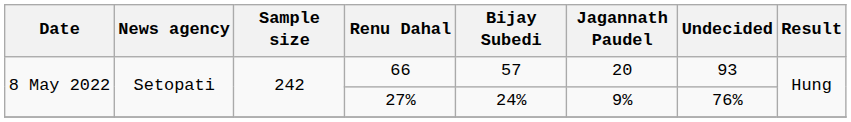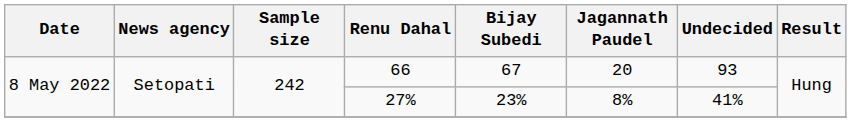(511, 72) 57 -> (511, 72) 67
(511, 102) 24% -> (511, 102) 23%
(622, 102) 9% -> (622, 102) 8%
(727, 102) 76% -> (727, 102) 41%
